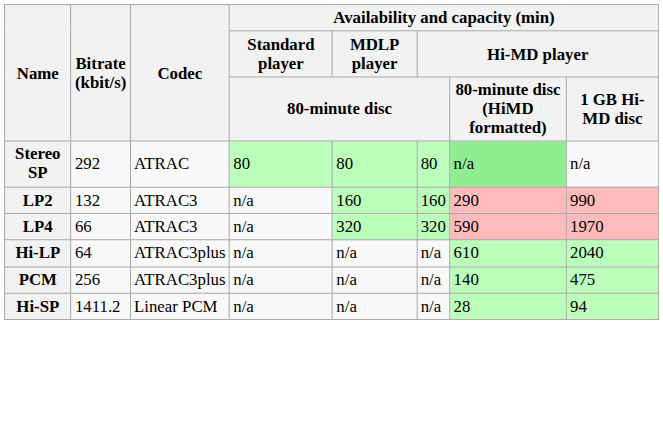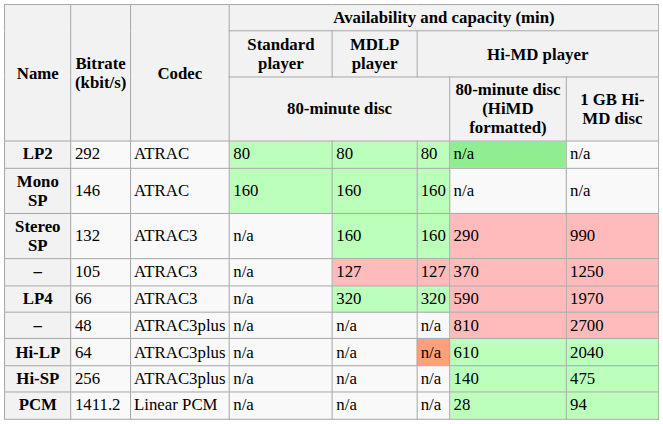(38, 163) Stereo SP -> (38, 154) LP2
+ row: (88, 190)
(38, 199) LP2 -> (38, 236) Stereo SP
+ row: (88, 272)
+ row: (83, 325)
(431, 253) no background -> (431, 352) lightsalmon background
(38, 279) PCM -> (38, 378) Hi-SP
(38, 306) Hi-SP -> (38, 405) PCM
